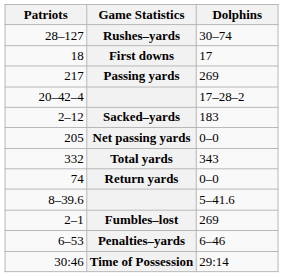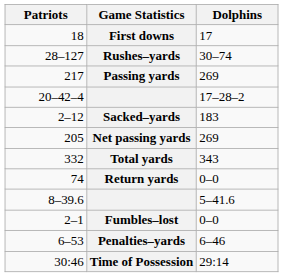rows swapped: (77, 55) <-> (64, 35)
(209, 138) 0–0 -> (209, 138) 269
(209, 220) 269 -> (209, 220) 0–0
